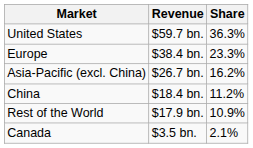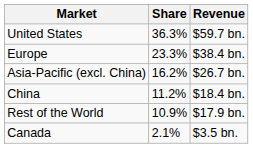columns swapped: (178, 14) <-> (227, 14)
